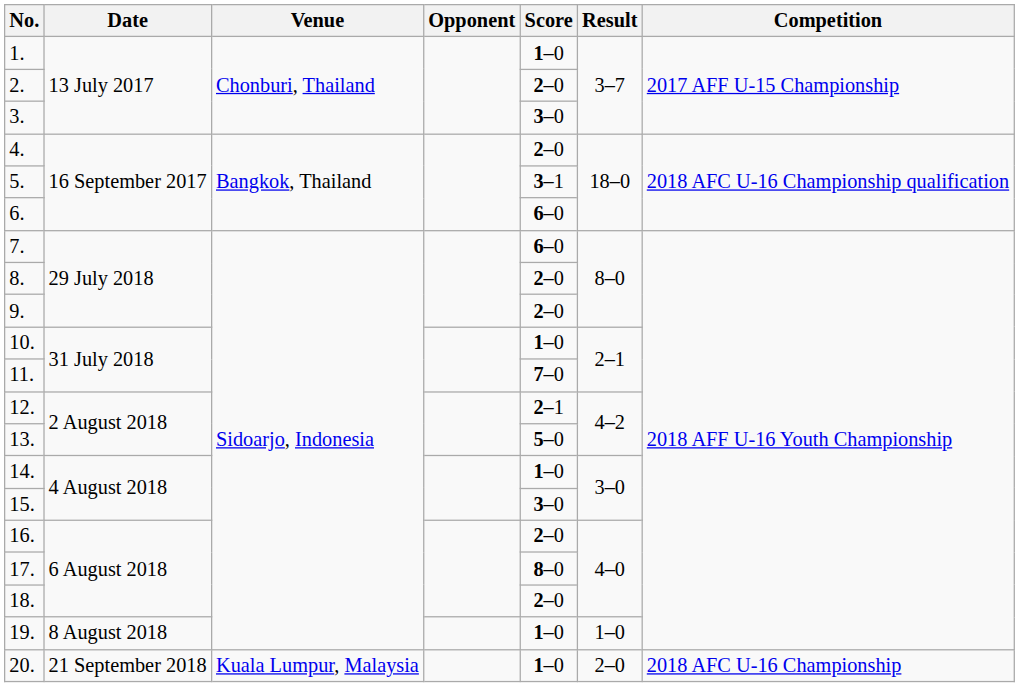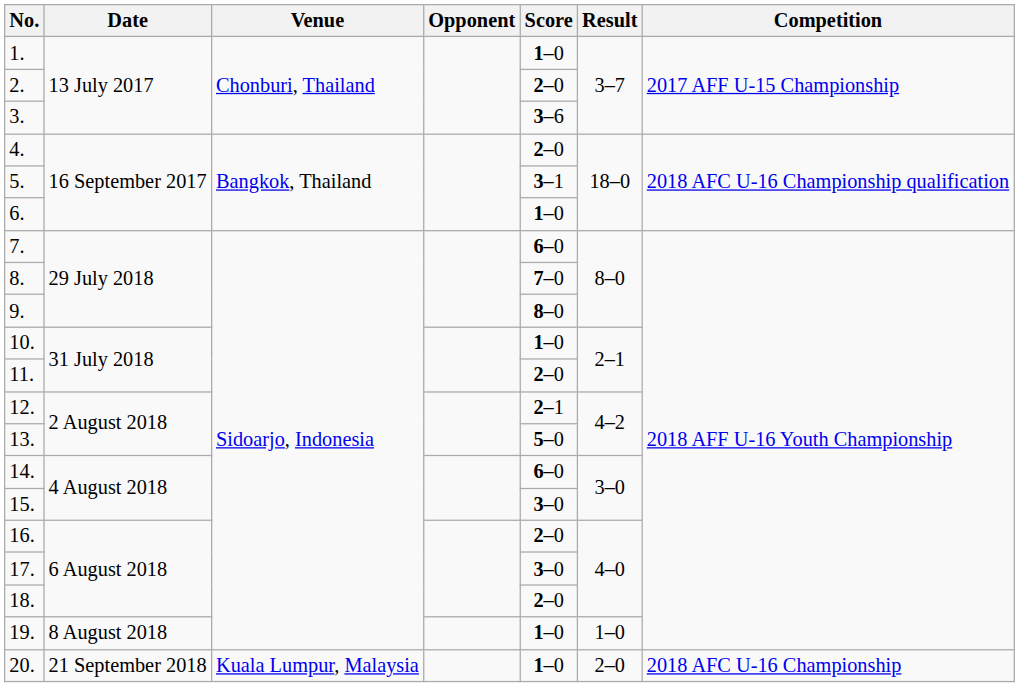(549, 117) 3–0 -> (549, 117) 3–6
(549, 213) 6–0 -> (549, 213) 1–0
(549, 278) 2–0 -> (549, 278) 7–0
(549, 310) 2–0 -> (549, 310) 8–0
(549, 375) 7–0 -> (549, 375) 2–0
(549, 471) 1–0 -> (549, 471) 6–0
(549, 568) 8–0 -> (549, 568) 3–0
